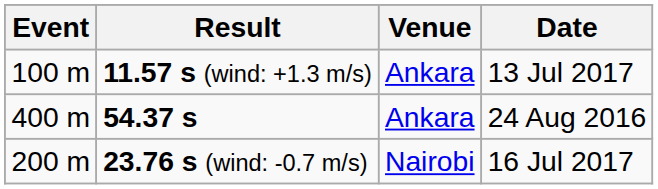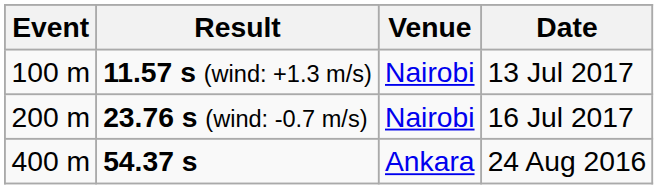(430, 72) Ankara -> (430, 72) Nairobi
rows swapped: (235, 162) <-> (150, 117)
